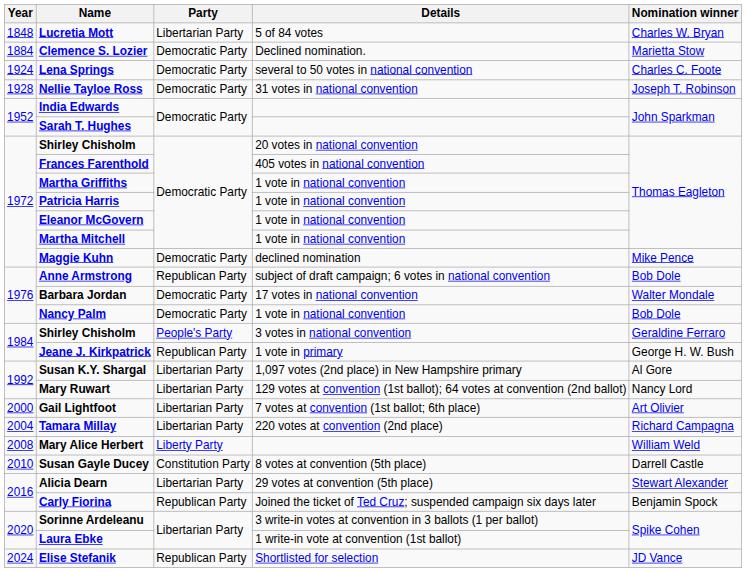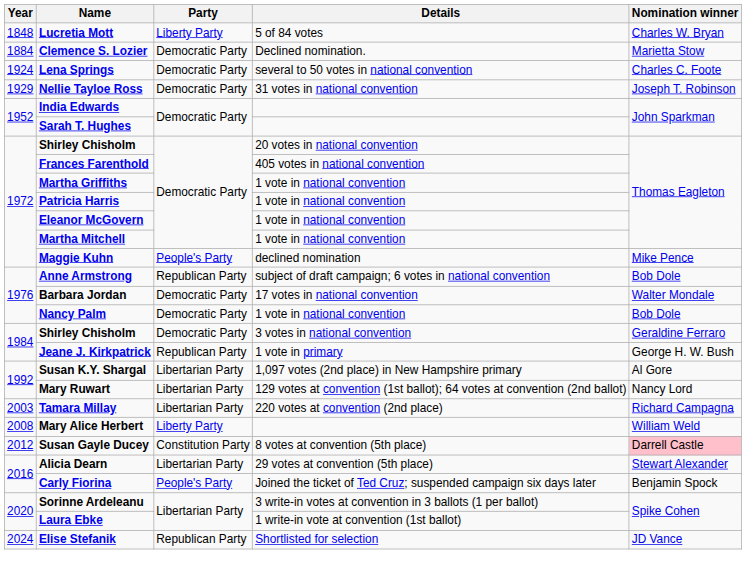(200, 32) Libertarian Party -> (189, 32) Liberty Party
(20, 88) 1928 -> (20, 88) 1929
(202, 257) Democratic Party -> (194, 257) People's Party
(194, 333) People's Party -> (202, 333) Democratic Party
- row: (77, 408)
(20, 426) 2004 -> (20, 408) 2003
(20, 464) 2010 -> (20, 445) 2012
(668, 464) no background -> (668, 445) pink background
(201, 502) Republican Party -> (194, 483) People's Party
